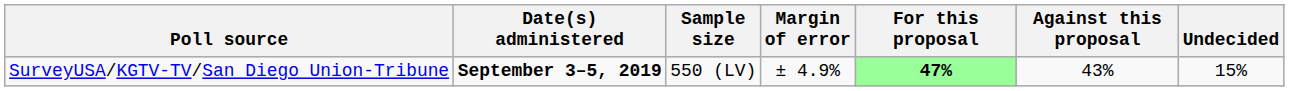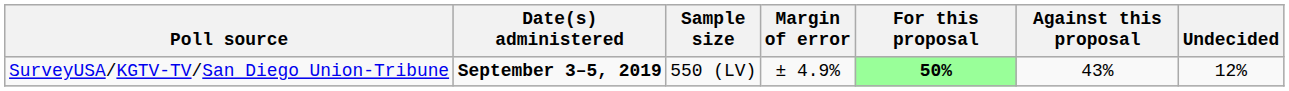(936, 71) 47% -> (936, 71) 50%
(1231, 71) 15% -> (1231, 71) 12%
